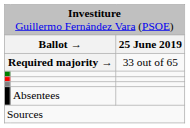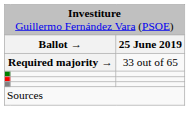- row: (7, 96)
